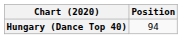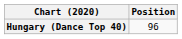(153, 27) 94 -> (153, 27) 96
